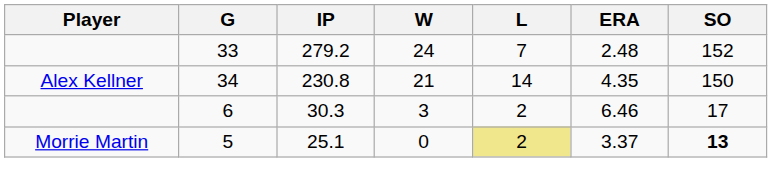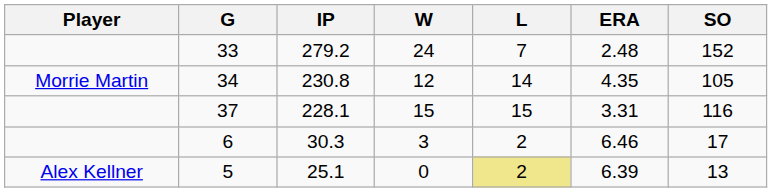(92, 80) Alex Kellner -> (92, 80) Morrie Martin
(424, 80) 21 -> (424, 80) 12
(718, 80) 150 -> (718, 80) 105
+ row: (228, 111)
(92, 141) Morrie Martin -> (92, 171) Alex Kellner
(620, 141) 3.37 -> (620, 171) 6.39
(718, 141) bold -> (718, 171) normal
